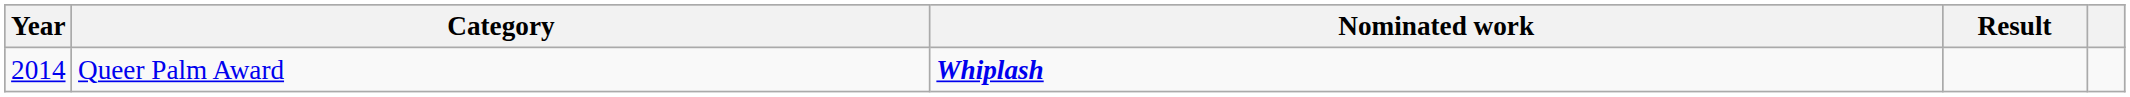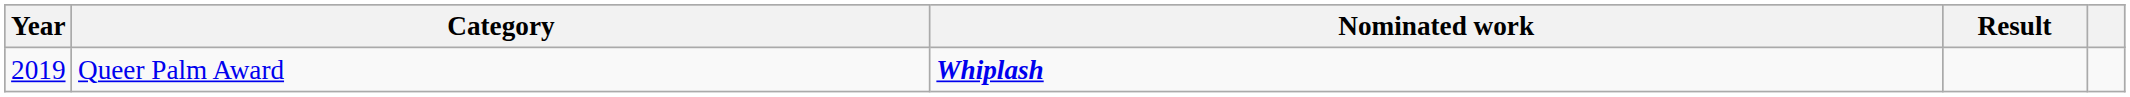(38, 69) 2014 -> (38, 69) 2019
